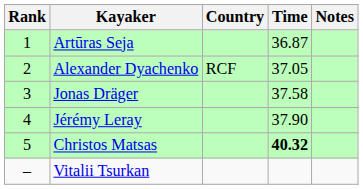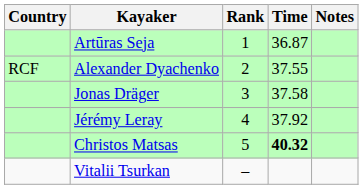columns swapped: (27, 17) <-> (235, 17)
(290, 68) 37.05 -> (290, 68) 37.55
(290, 119) 37.90 -> (290, 119) 37.92
